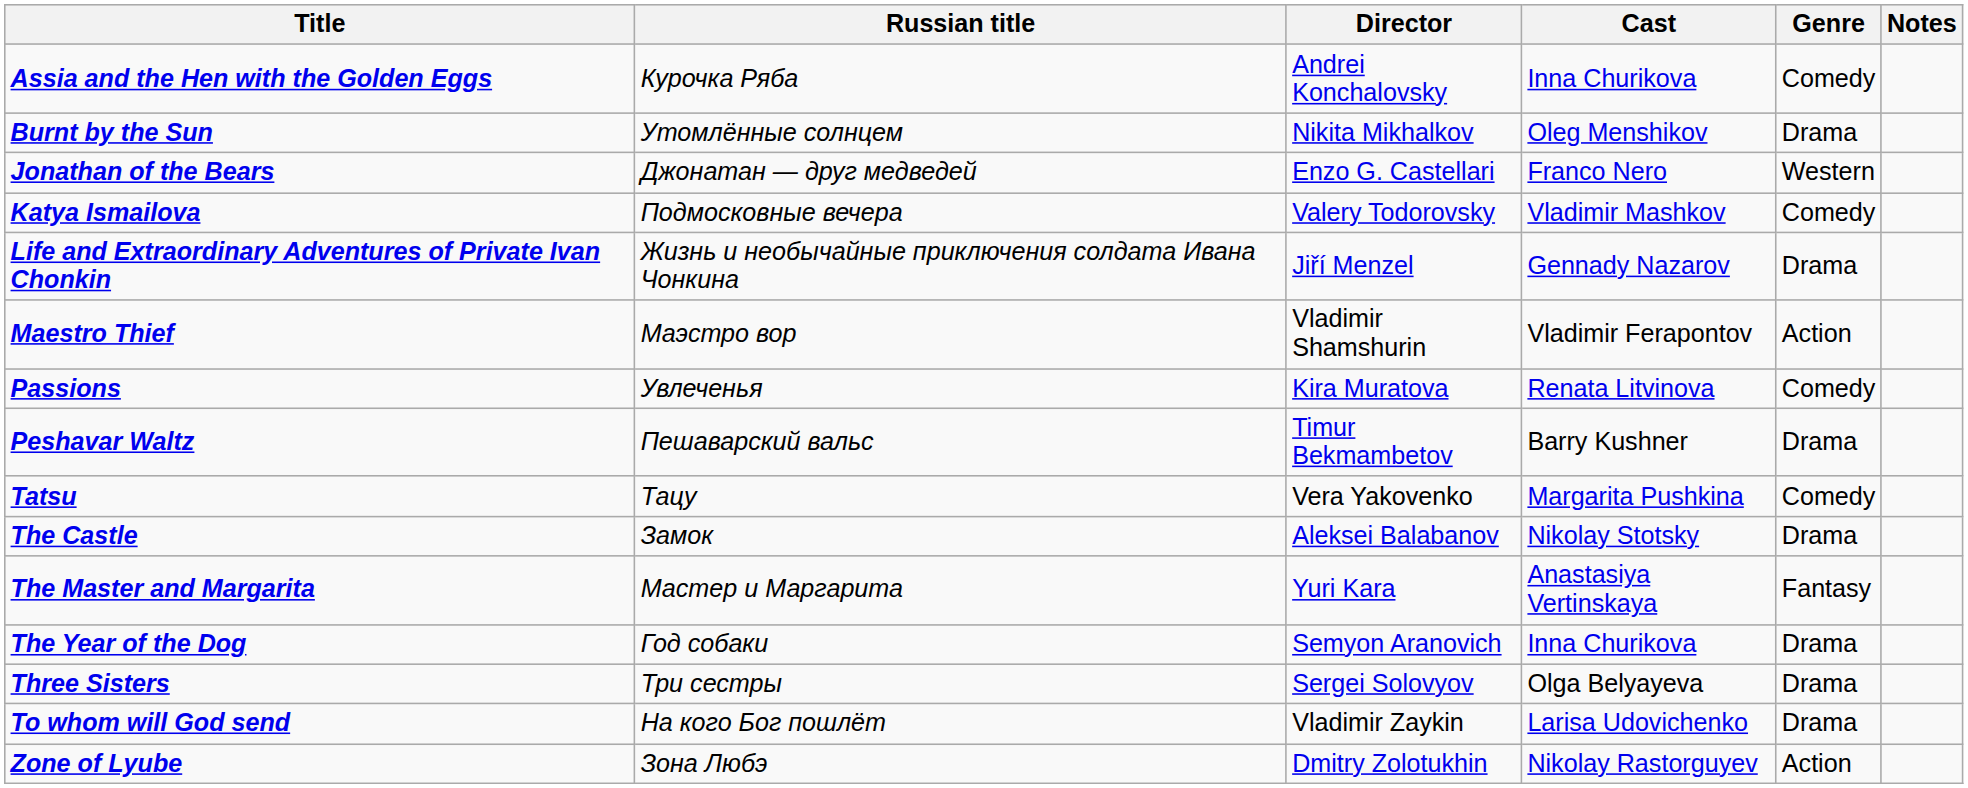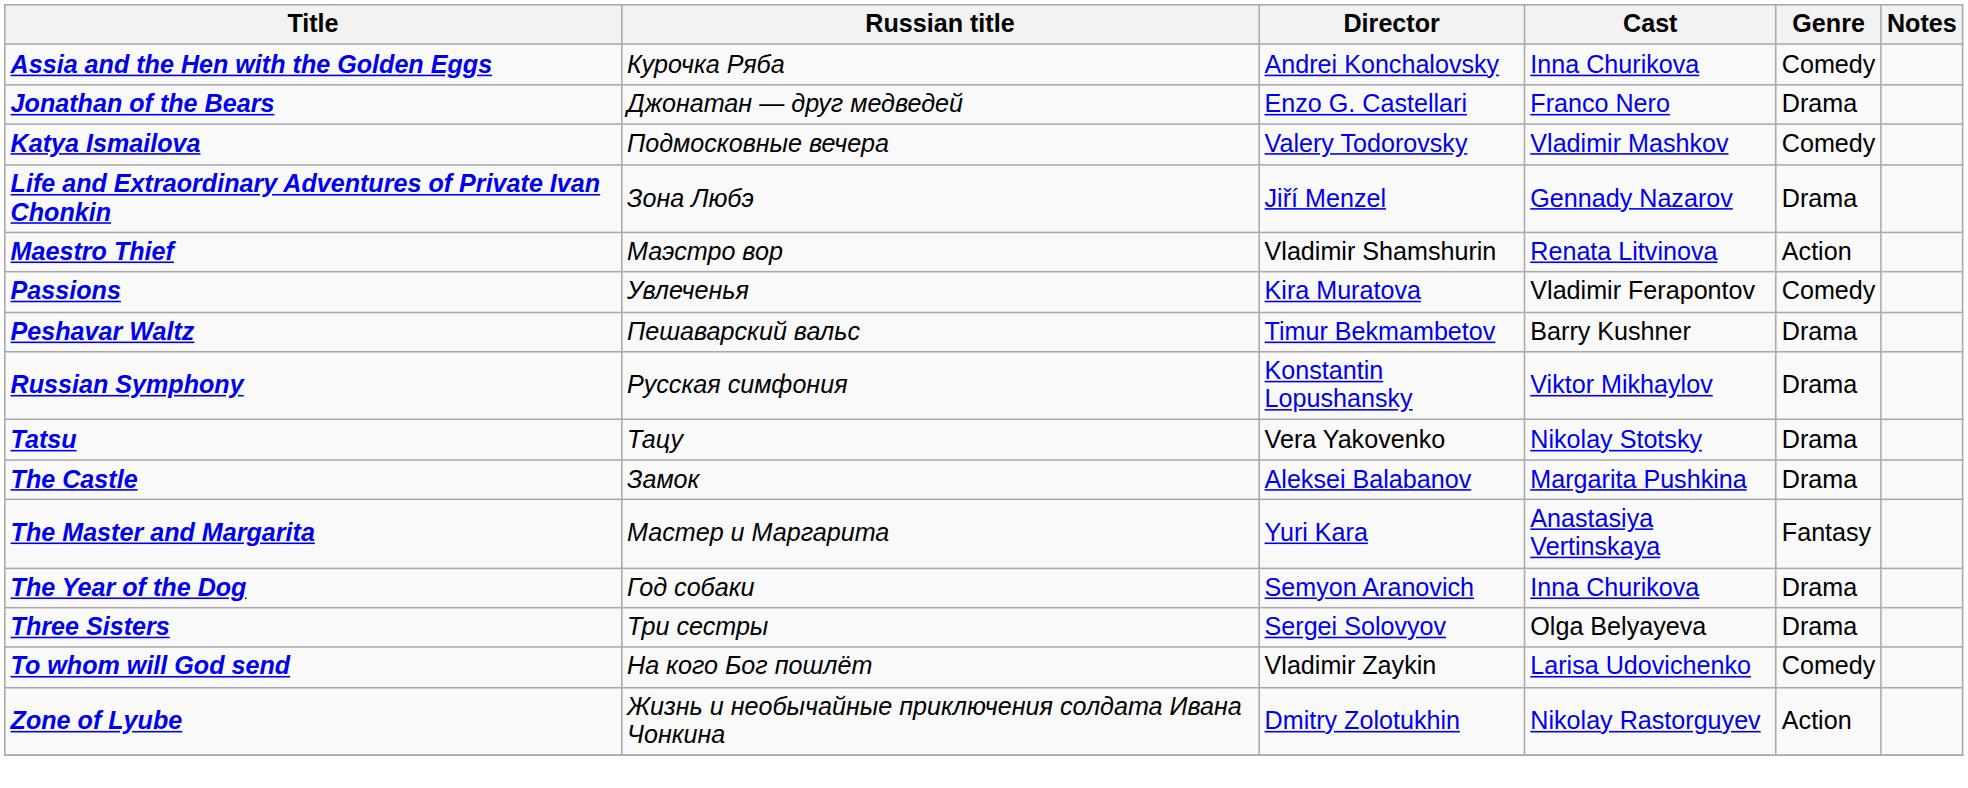- row: (112, 132)
(1828, 172) Western -> (1820, 104) Drama
(948, 266) Жизнь и необычайные приключения солдата Ивана Чонкина -> (690, 197) Зона Любэ
(1640, 334) Vladimir Ferapontov -> (1624, 251) Renata Litvinova
(1621, 388) Renata Litvinova -> (1643, 291) Vladimir Ferapontov
+ row: (127, 385)
(1636, 496) Margarita Pushkina -> (1616, 439) Nikolay Stotsky
(1829, 496) Comedy -> (1820, 439) Drama
(1613, 535) Nikolay Stotsky -> (1639, 479) Margarita Pushkina
(1820, 723) Drama -> (1829, 666) Comedy
(704, 763) Зона Любэ -> (934, 720) Жизнь и необычайные приключения солдата Ивана Чонкина
